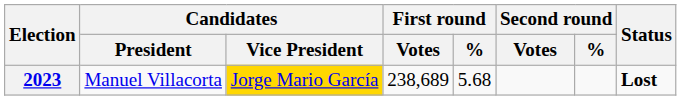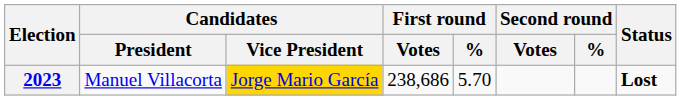(418, 79) 238,689 -> (418, 79) 238,686
(475, 79) 5.68 -> (475, 79) 5.70
